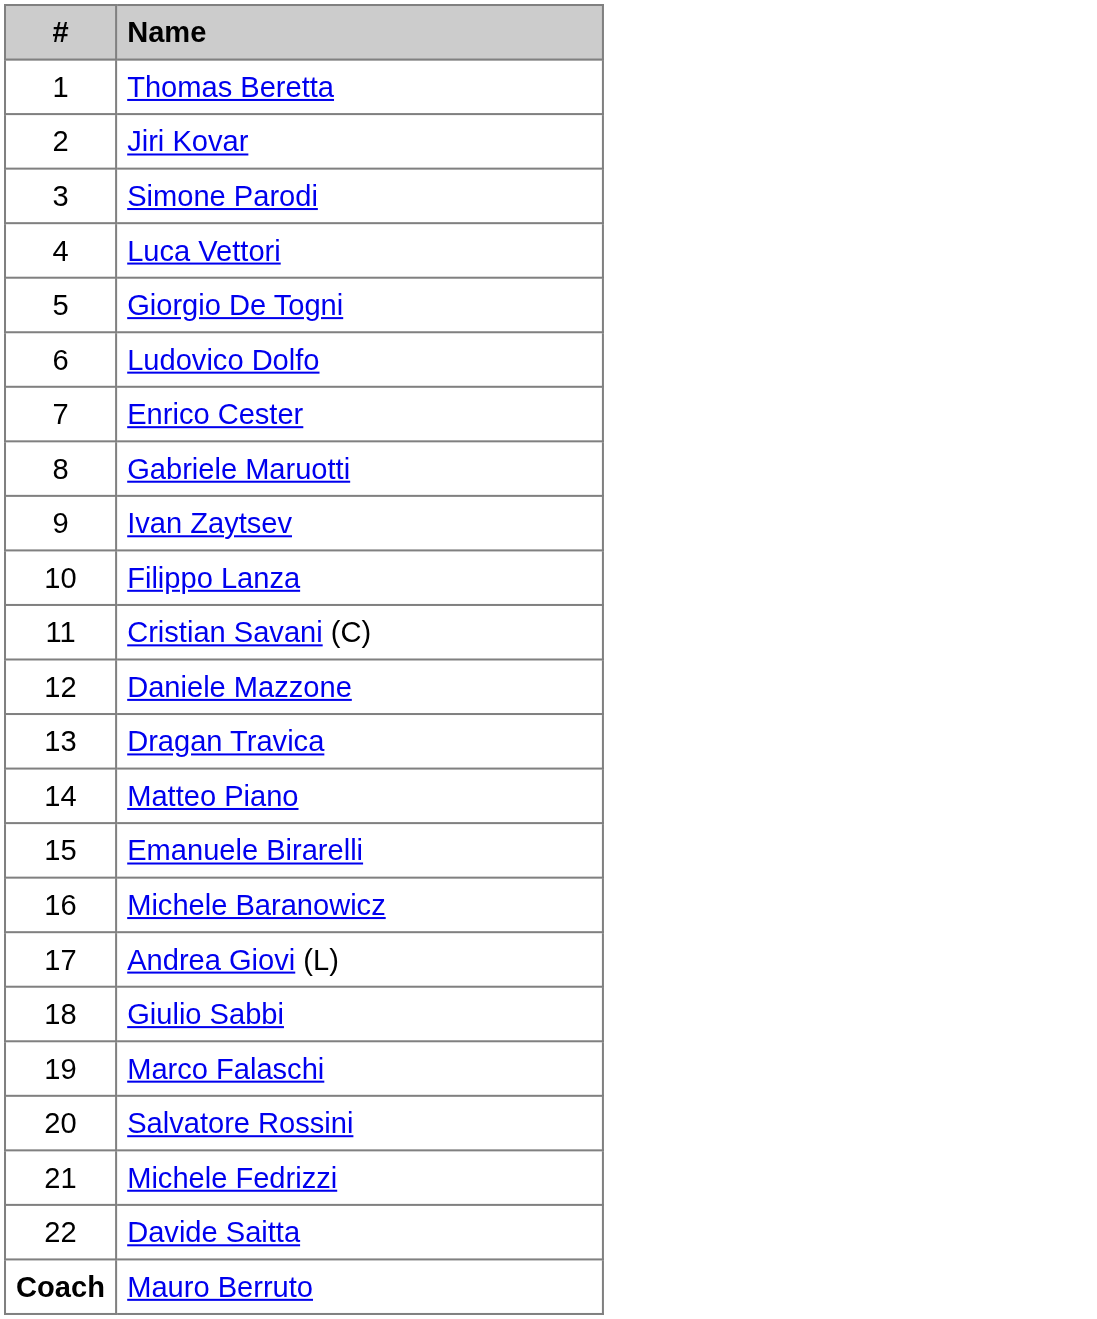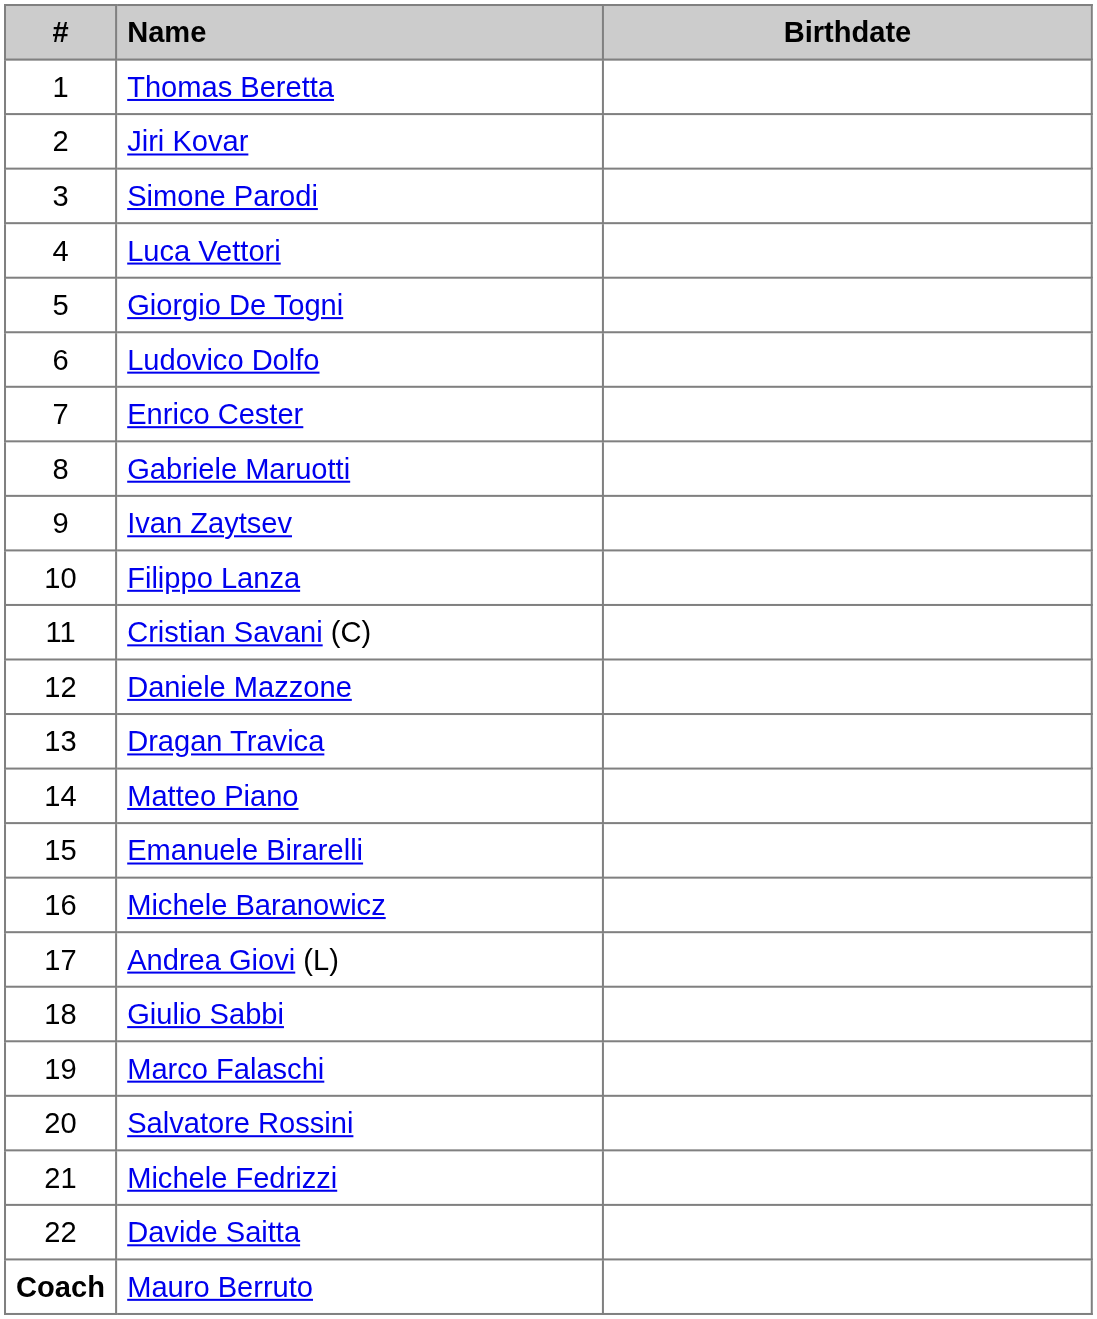+ column: (847, 32)
